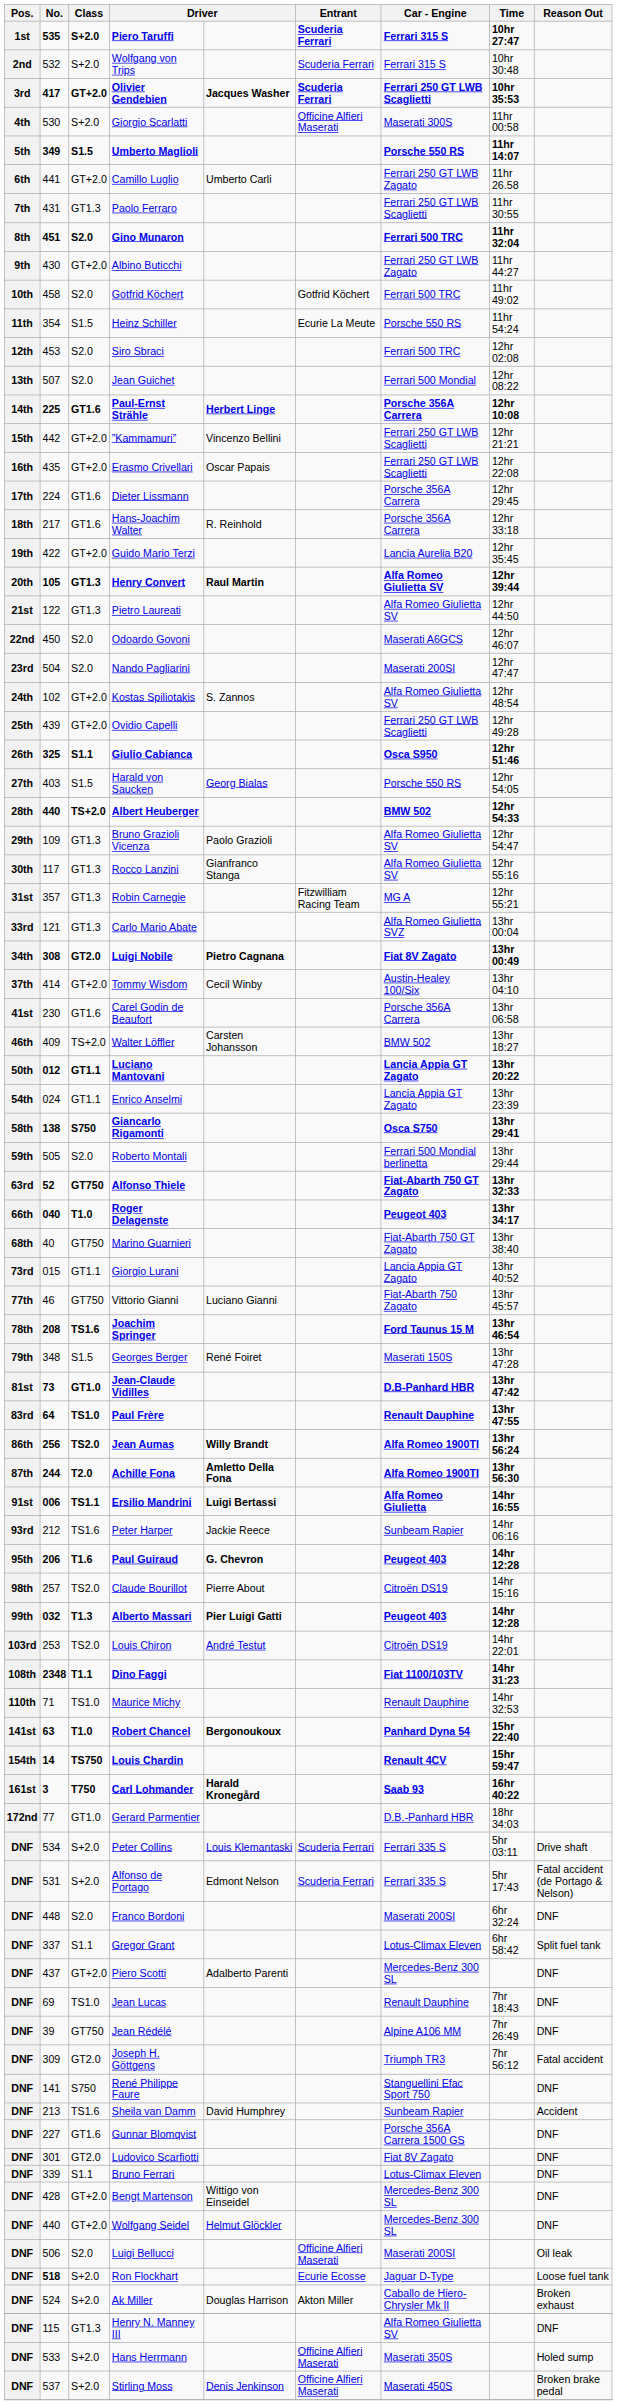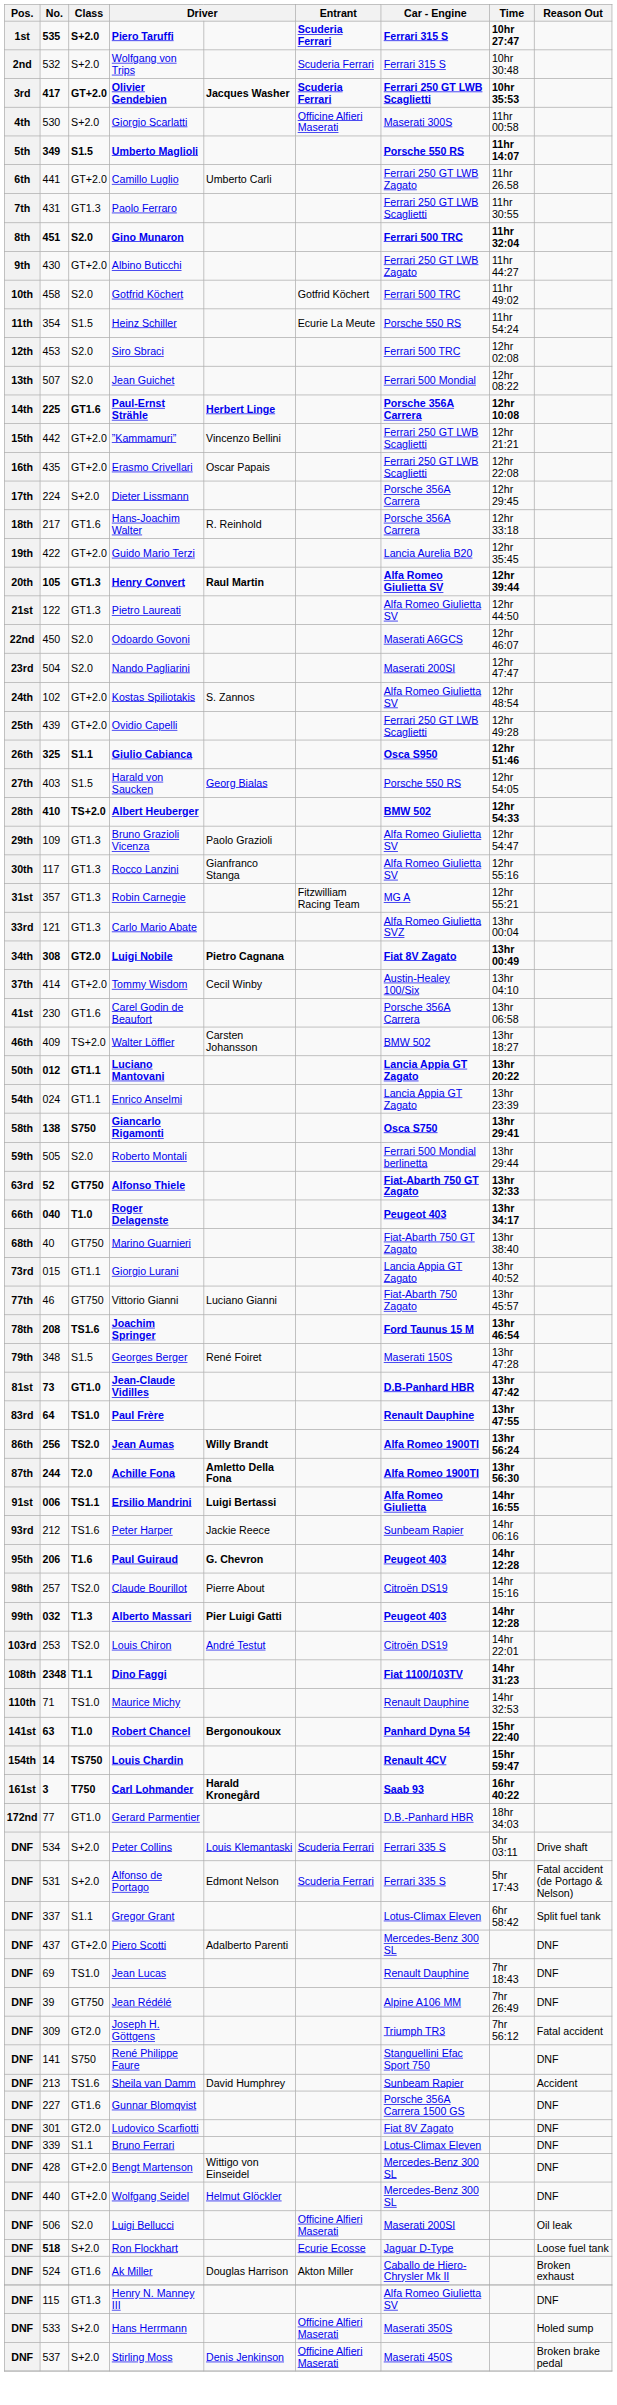(86, 496) GT1.6 -> (85, 496) S+2.0
(51, 812) 440 -> (51, 812) 410
- row: (148, 1916)
(85, 2300) S+2.0 -> (86, 2271) GT1.6
